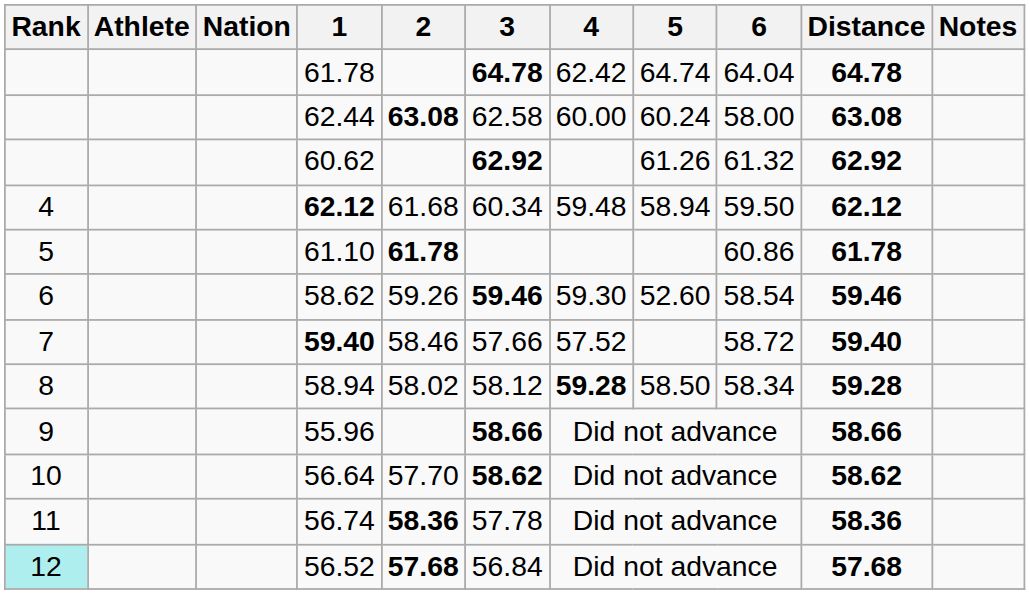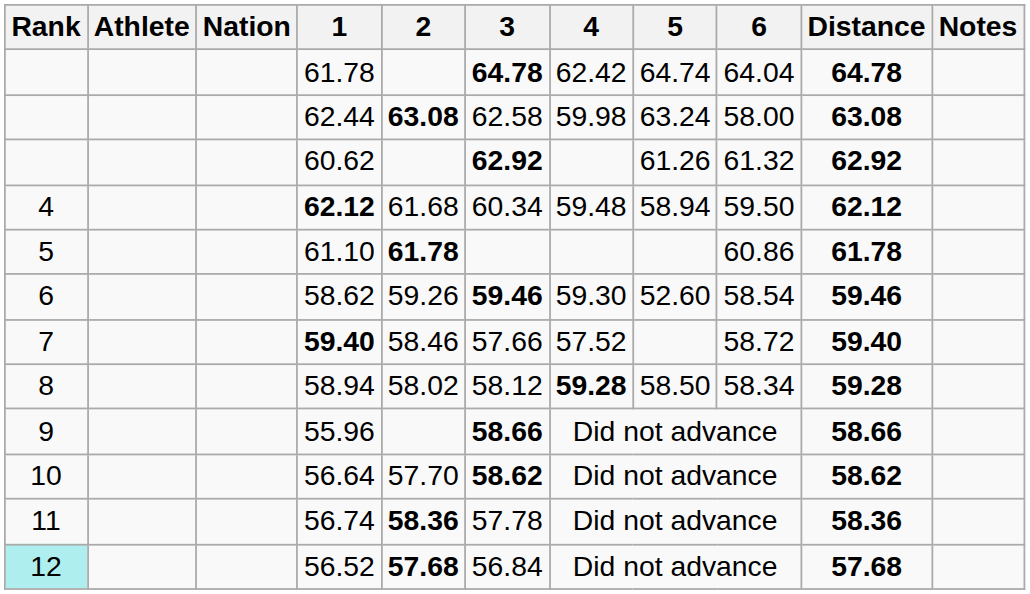(591, 116) 60.00 -> (591, 116) 59.98
(675, 116) 60.24 -> (675, 116) 63.24
